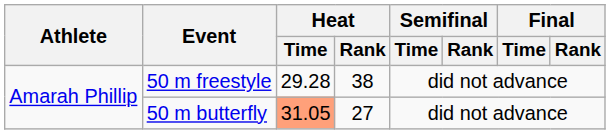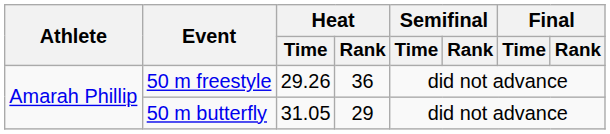(306, 82) 29.28 -> (306, 82) 29.26
(363, 82) 38 -> (363, 82) 36
(306, 113) lightsalmon background -> (306, 113) no background
(363, 113) 27 -> (363, 113) 29
